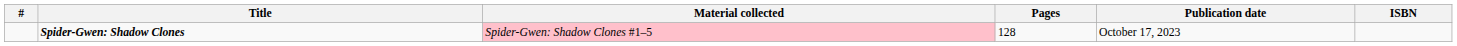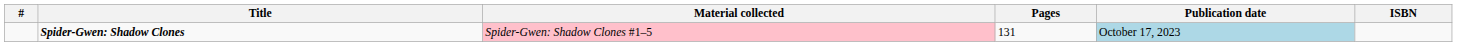(1007, 32) 128 -> (1007, 32) 131
(1140, 32) no background -> (1140, 32) lightblue background
